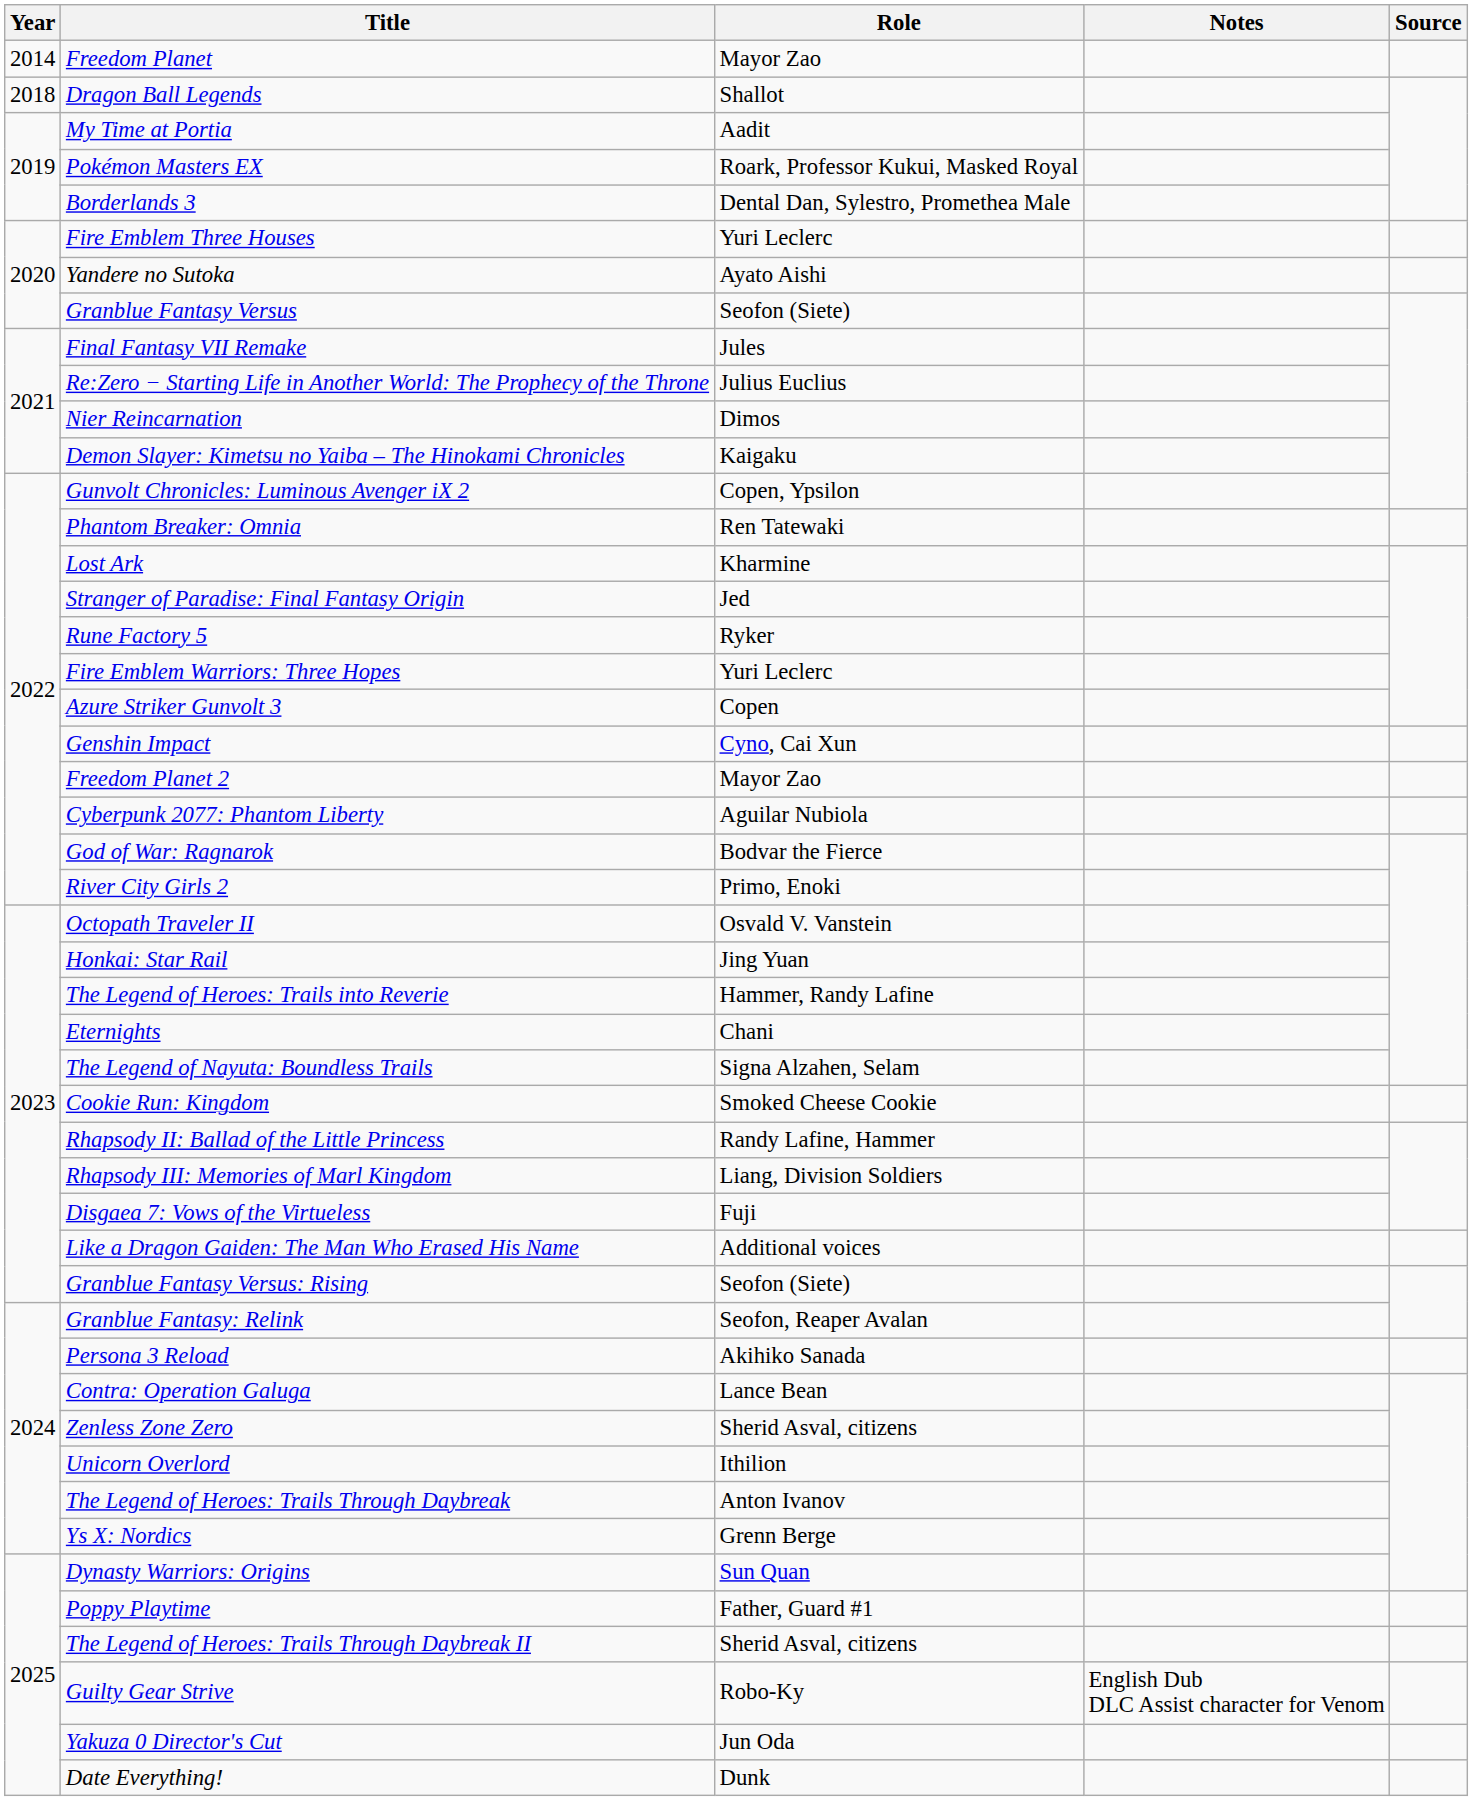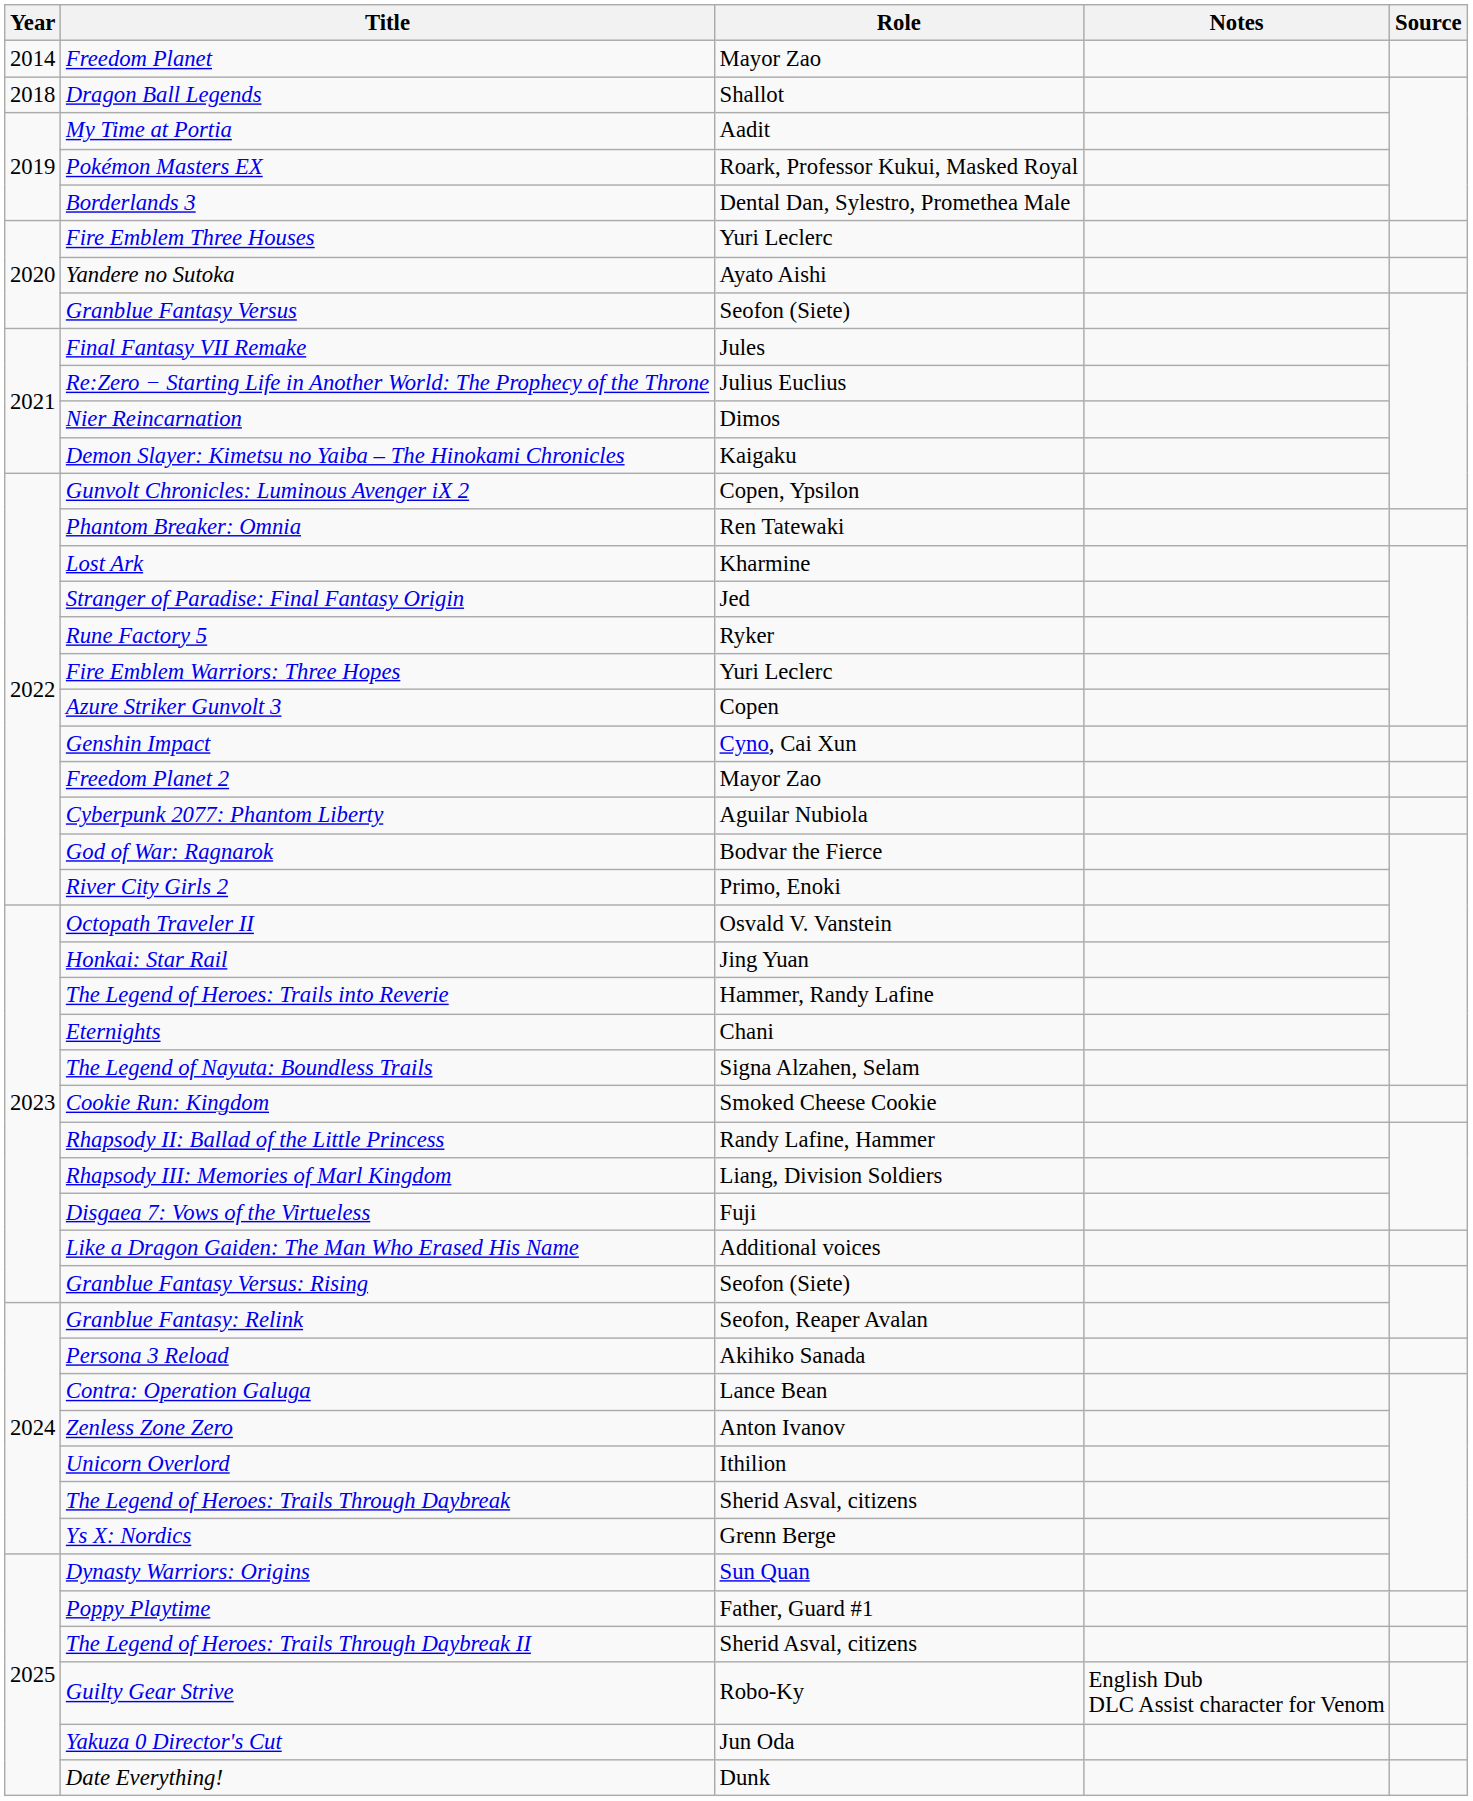(818, 1427) Sherid Asval, citizens -> (782, 1427) Anton Ivanov
(782, 1499) Anton Ivanov -> (818, 1499) Sherid Asval, citizens
